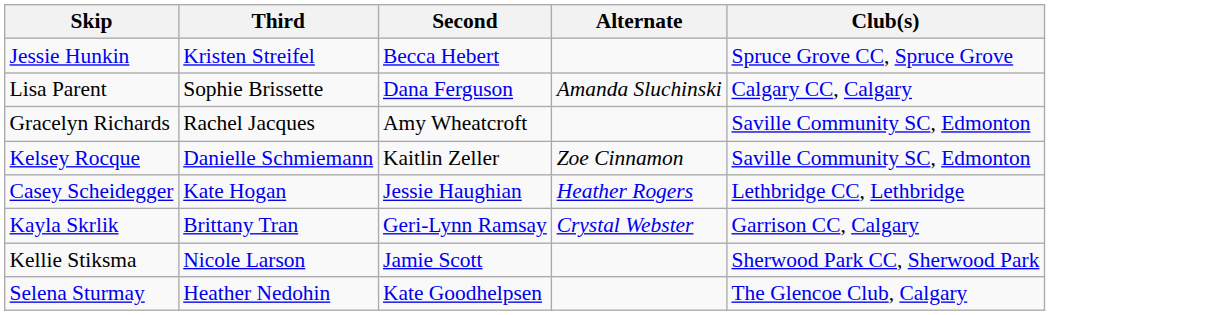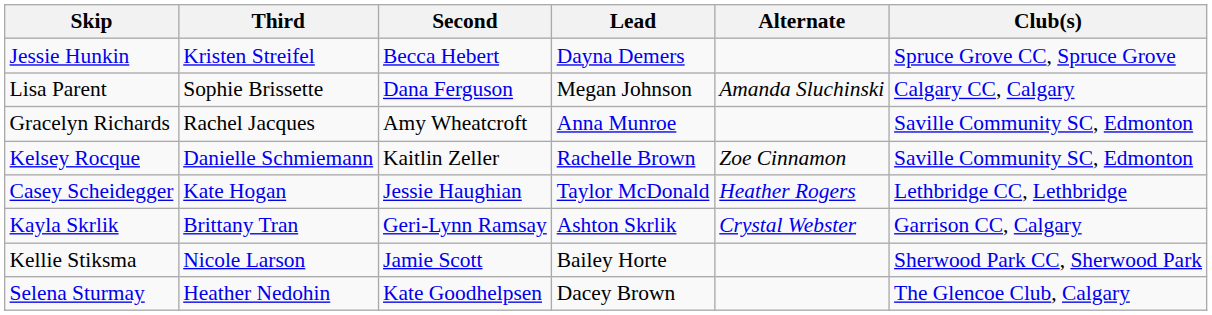+ column: (633, 21)
